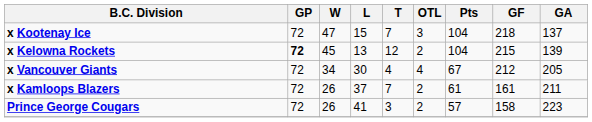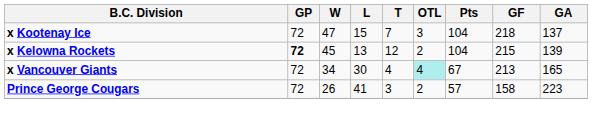(420, 70) no background -> (420, 70) paleturquoise background
(505, 70) 212 -> (505, 70) 213
(552, 70) 205 -> (552, 70) 165
- row: (63, 88)
